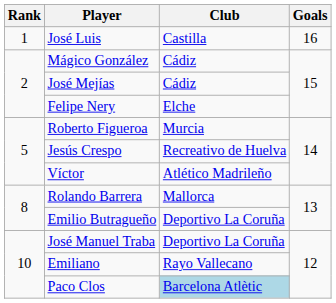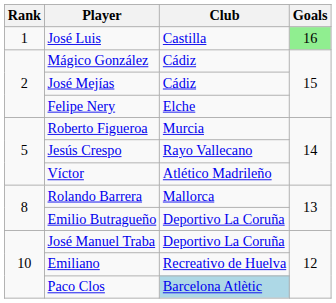(310, 38) no background -> (310, 38) lightgreen background
(225, 151) Recreativo de Huelva -> (208, 151) Rayo Vallecano
(208, 264) Rayo Vallecano -> (225, 264) Recreativo de Huelva
